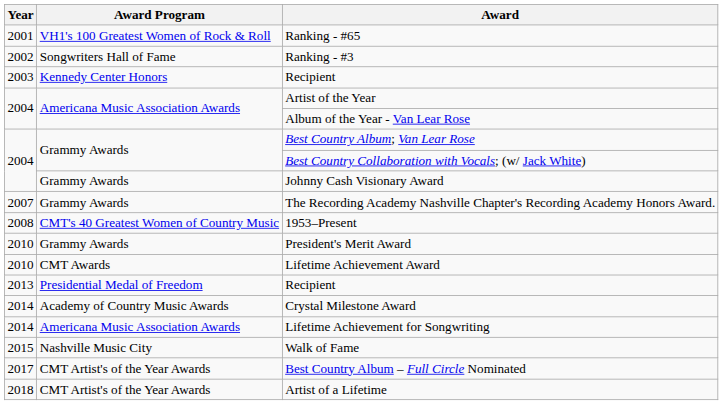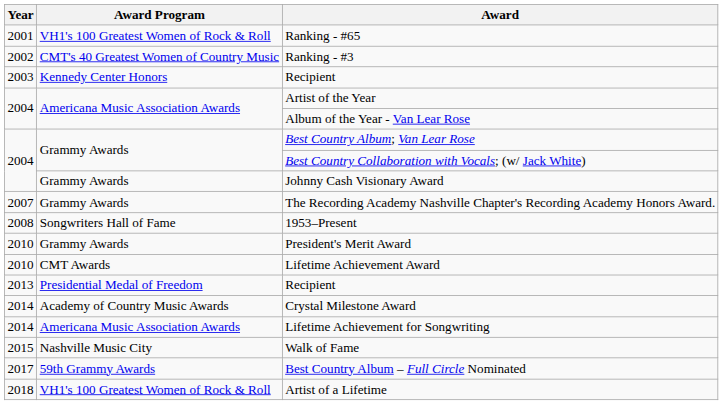(108, 56) Songwriters Hall of Fame -> (159, 56) CMT's 40 Greatest Women of Country Music
(159, 222) CMT's 40 Greatest Women of Country Music -> (108, 222) Songwriters Hall of Fame
(125, 368) CMT Artist's of the Year Awards -> (97, 368) 59th Grammy Awards
(125, 389) CMT Artist's of the Year Awards -> (155, 389) VH1's 100 Greatest Women of Rock & Roll
